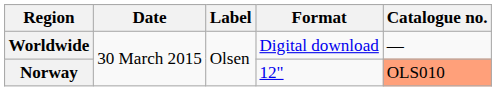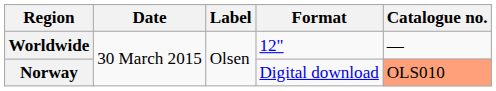(319, 45) Digital download -> (272, 45) 12"
(272, 72) 12" -> (319, 72) Digital download
